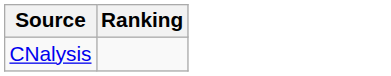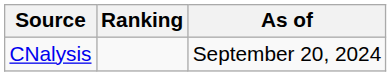+ column: (287, 20)
